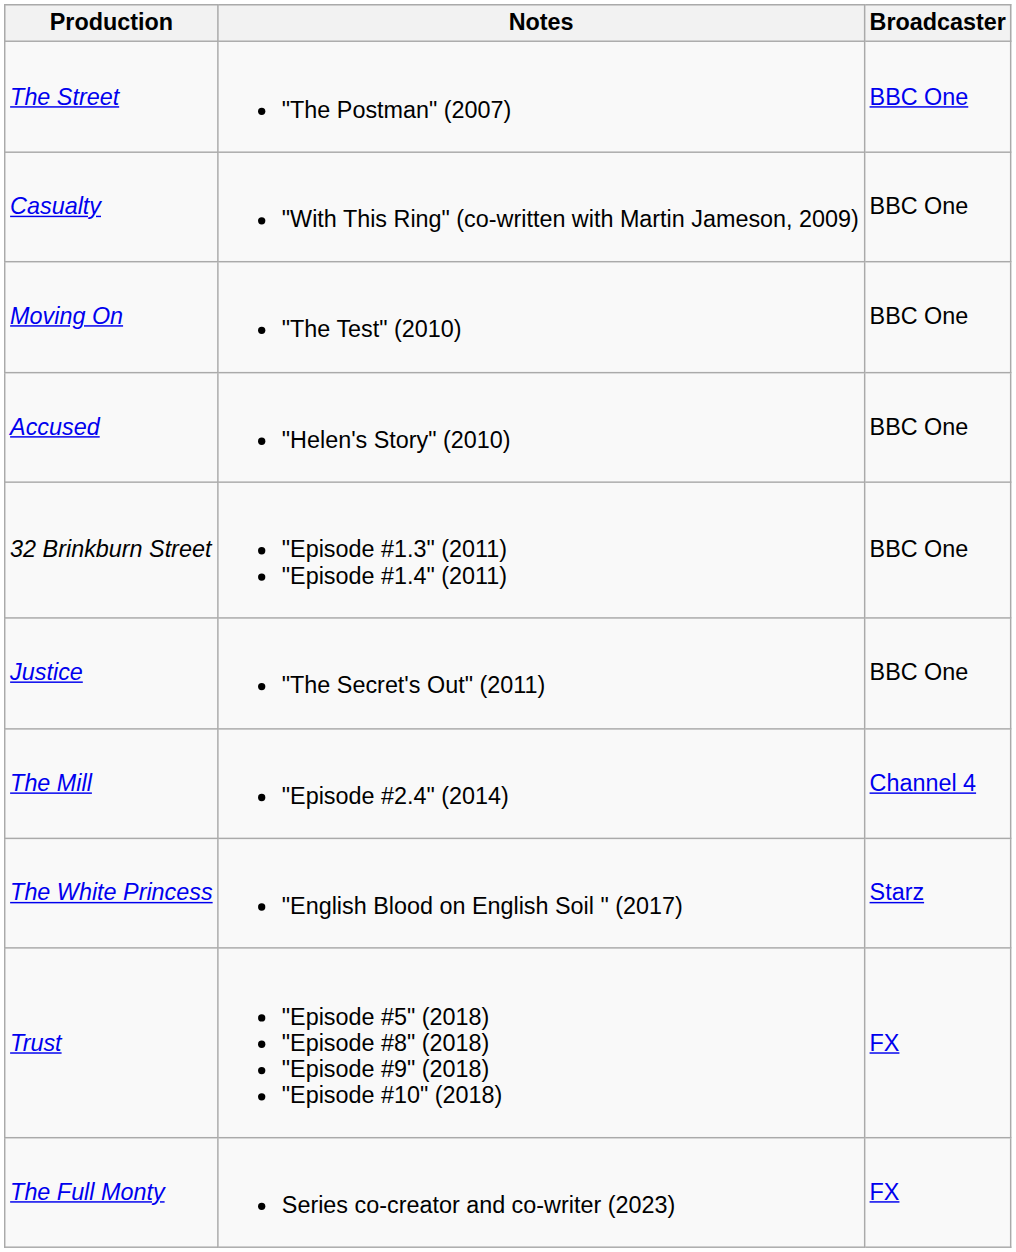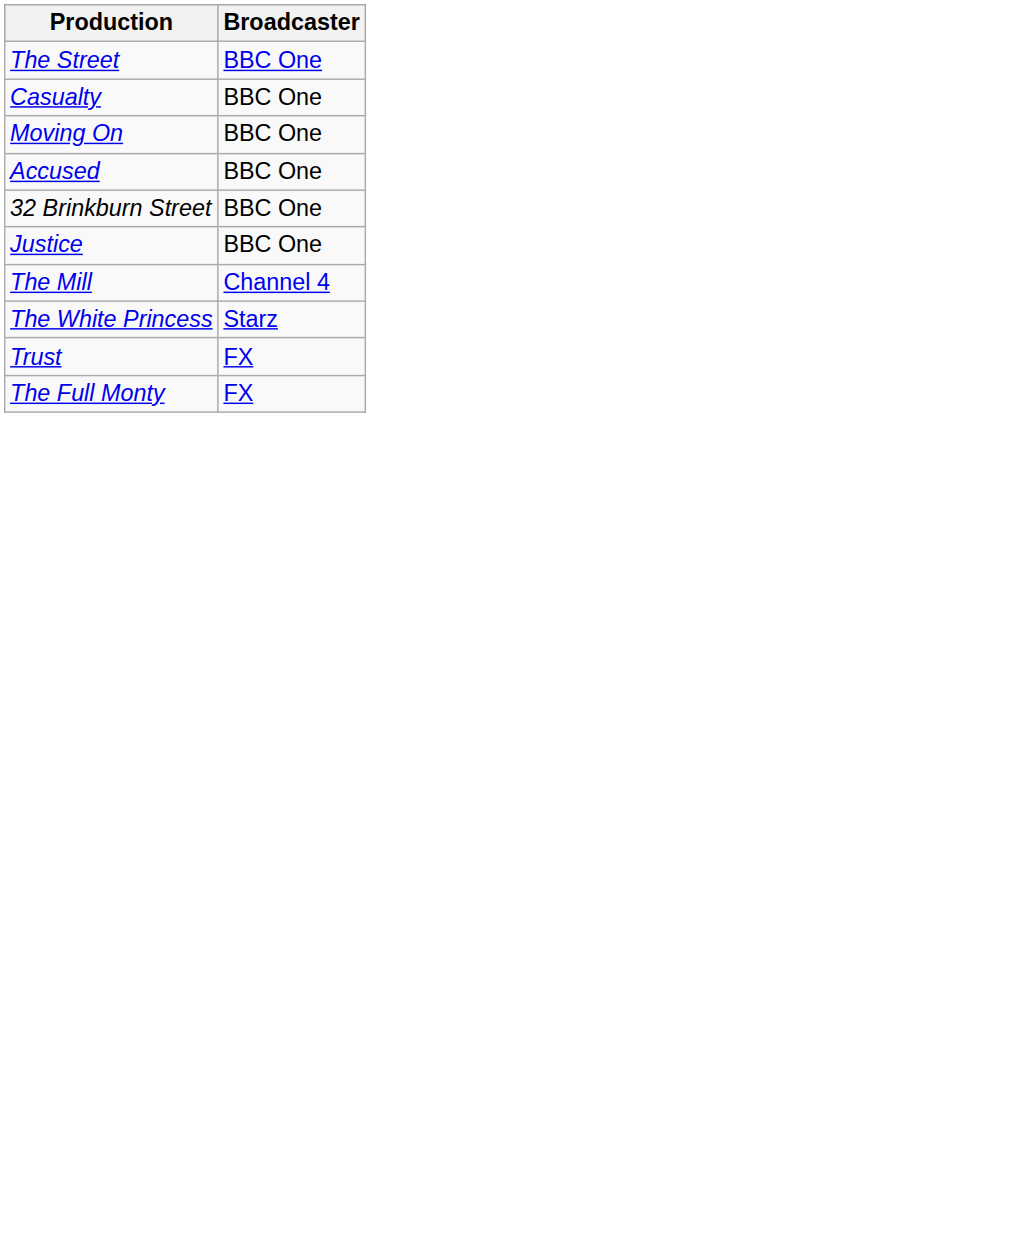- column: (541, 23)
